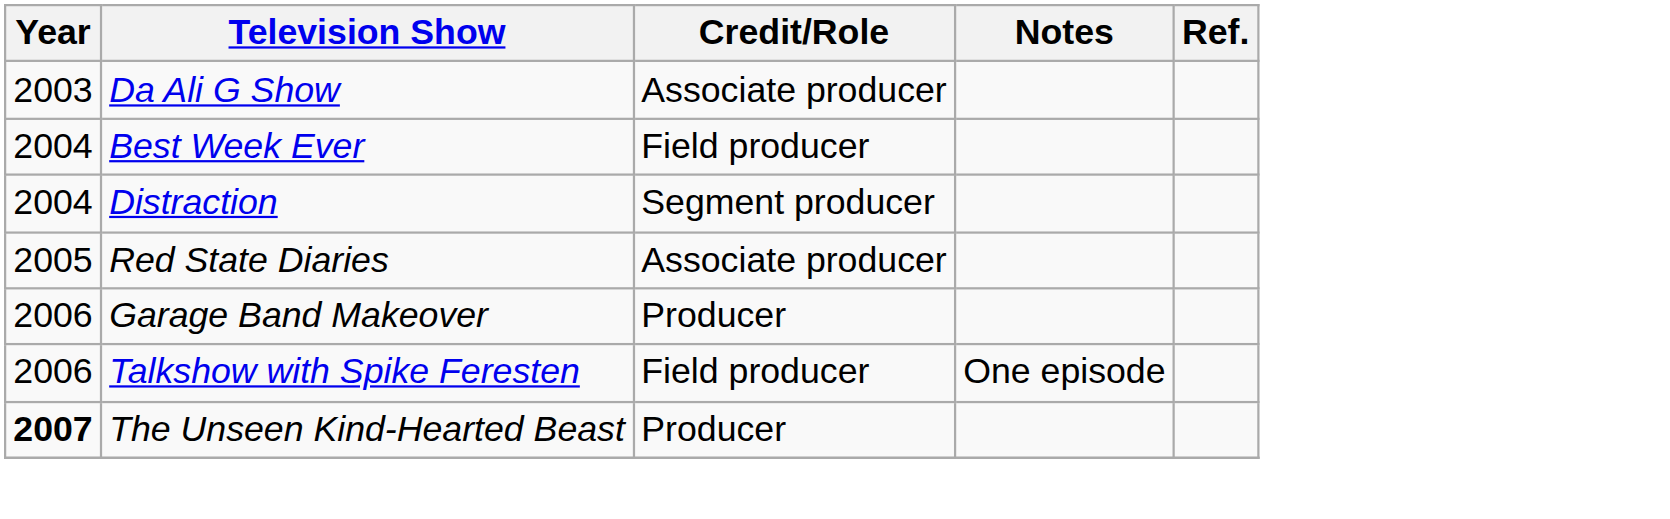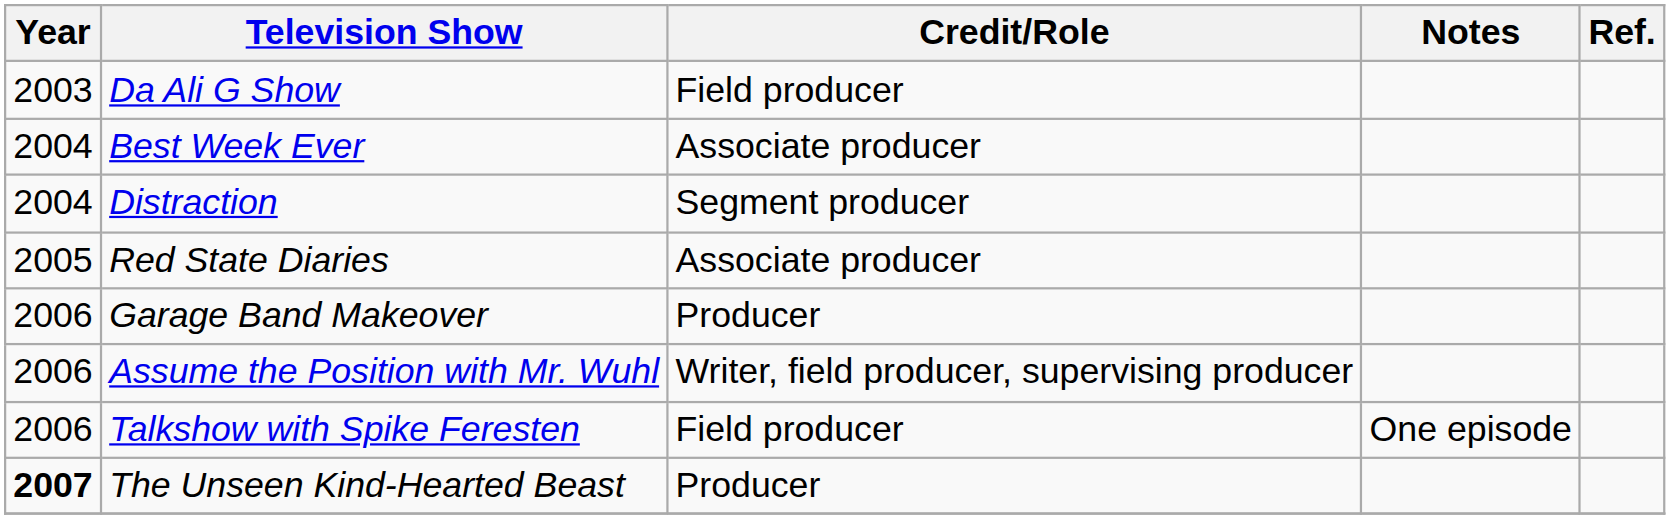(794, 89) Associate producer -> (790, 89) Field producer
(755, 145) Field producer -> (828, 145) Associate producer
+ row: (384, 372)
